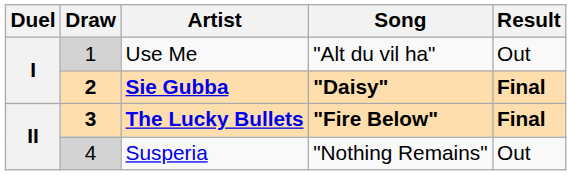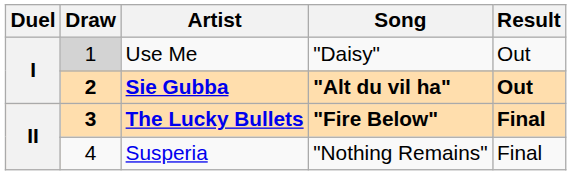(374, 53) "Alt du vil ha" -> (347, 53) "Daisy"
(351, 86) "Daisy" -> (382, 86) "Alt du vil ha"
(521, 86) Final -> (515, 86) Out
(91, 152) lightgrey background -> (91, 152) no background
(514, 152) Out -> (520, 152) Final
